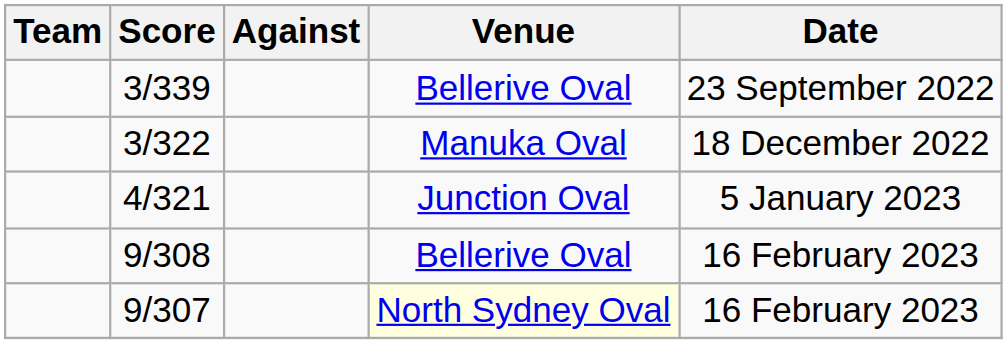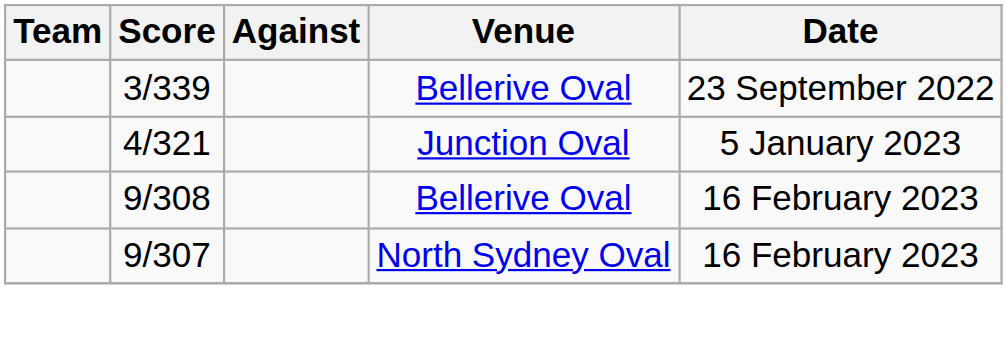- row: (167, 143)
(523, 310) lightyellow background -> (523, 254) no background
